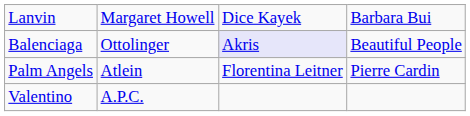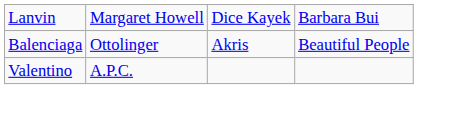(241, 44) lavender background -> (230, 44) no background
- row: (51, 70)
